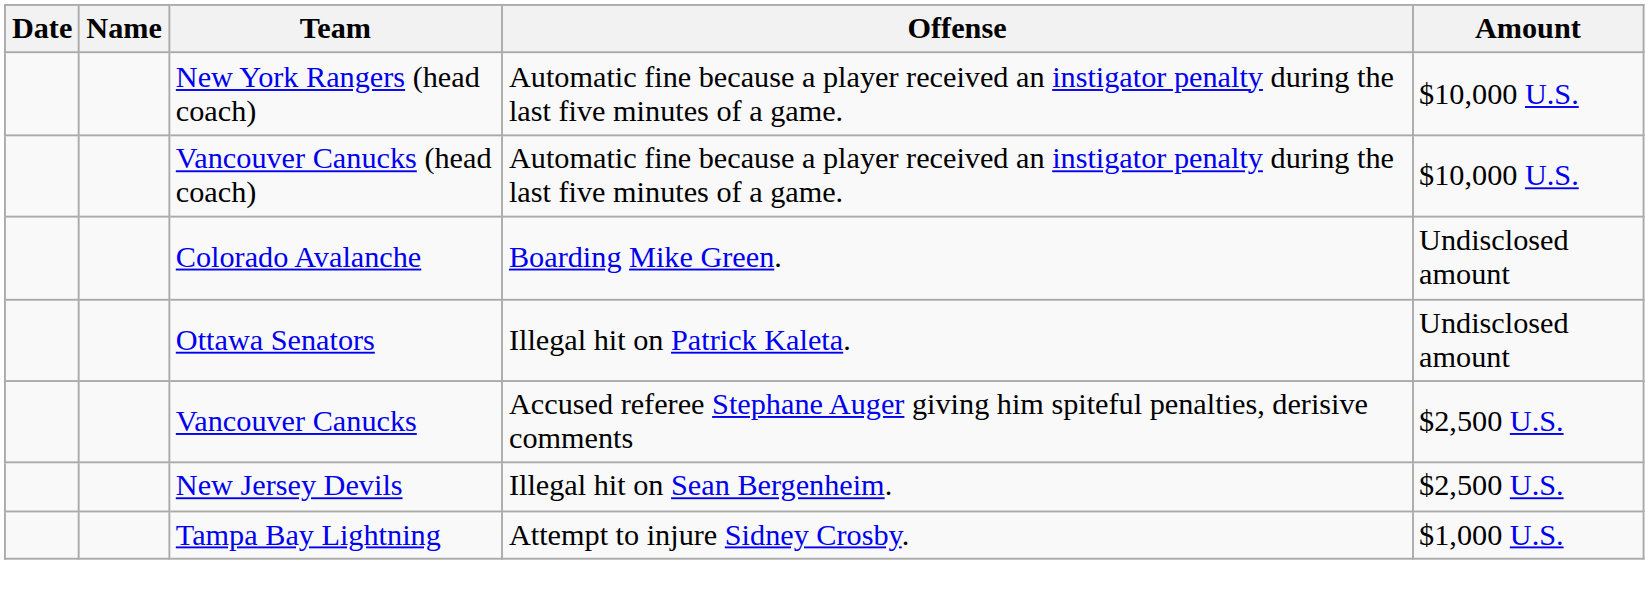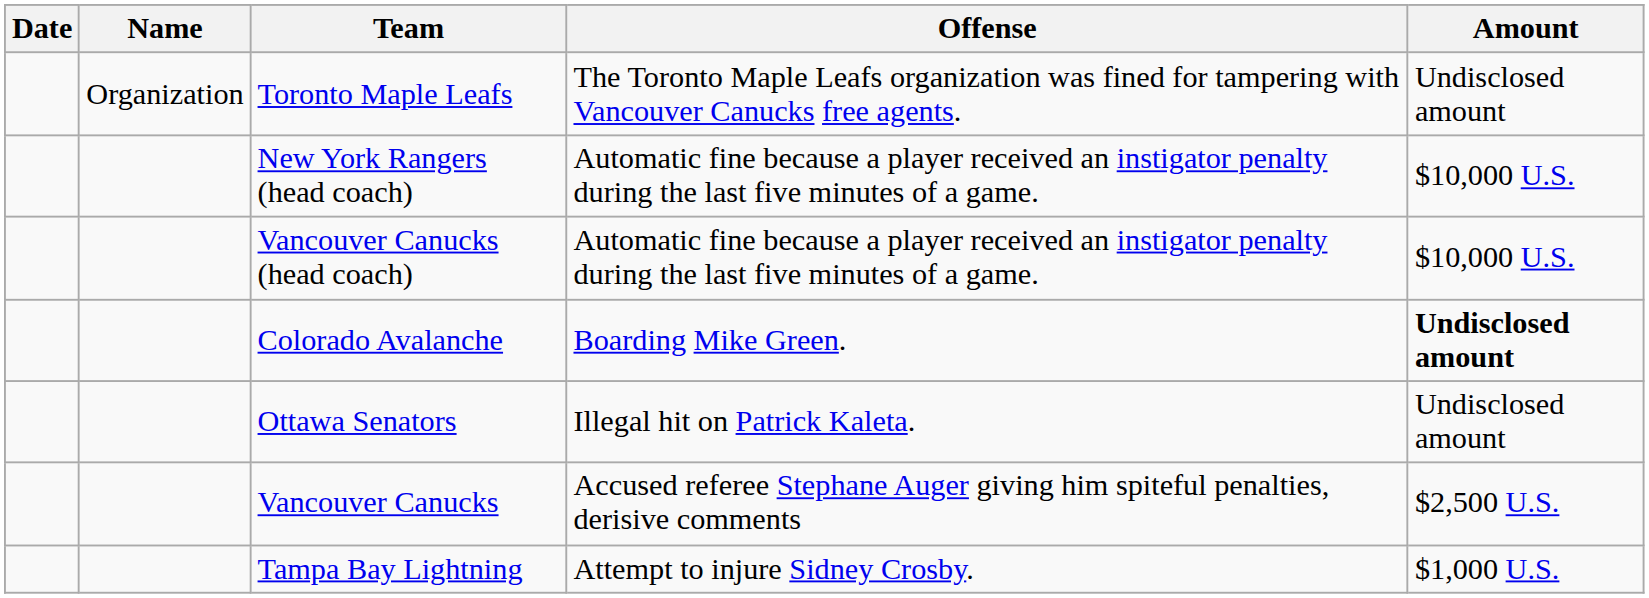+ row: (385, 93)
(1494, 257) normal -> (1492, 339) bold
- row: (289, 486)
